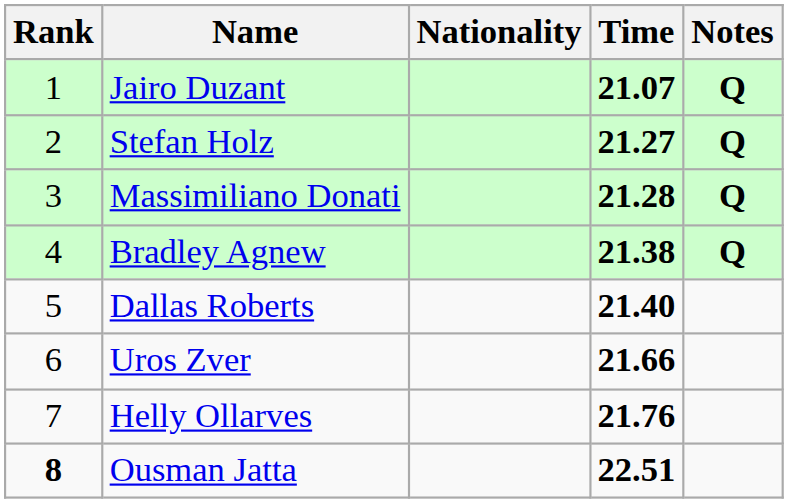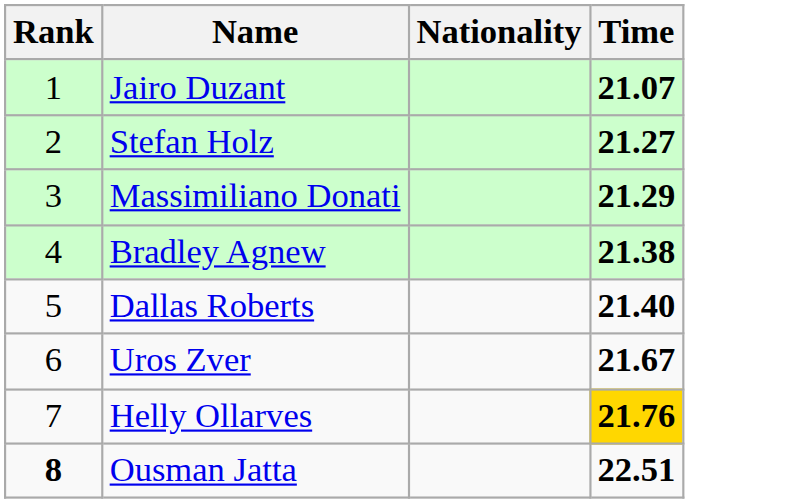- column: (732, 31)
(636, 196) 21.28 -> (636, 196) 21.29
(636, 360) 21.66 -> (636, 360) 21.67
(636, 415) no background -> (636, 415) gold background
